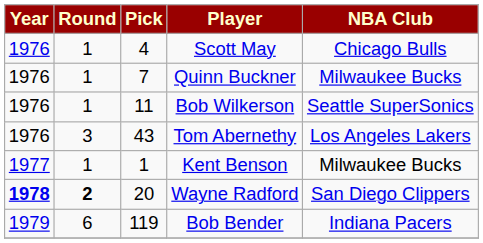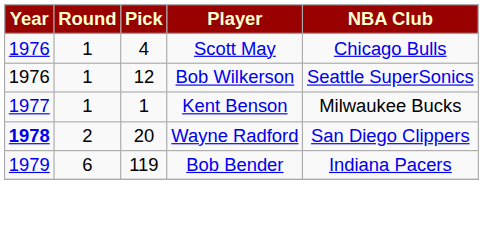- row: (235, 77)
(144, 106) 11 -> (144, 77) 12
- row: (235, 135)
(87, 194) bold -> (87, 135) normal
